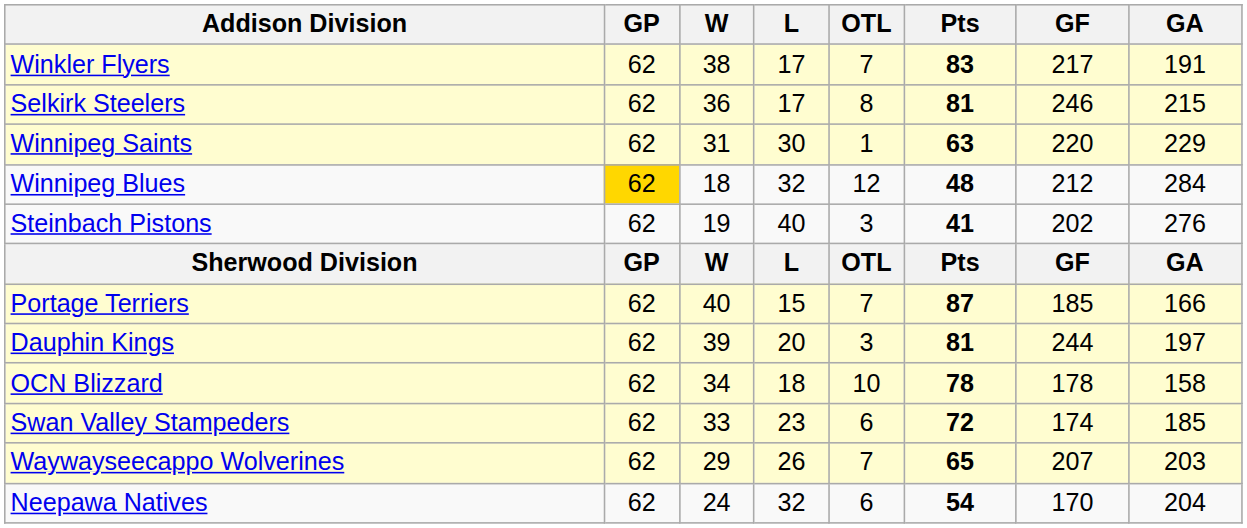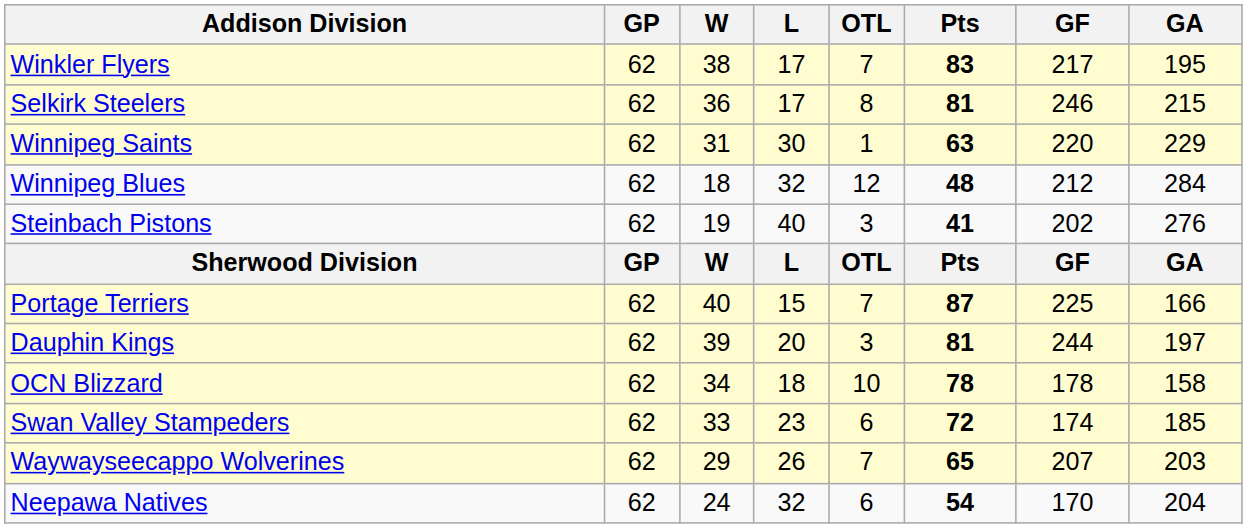(1185, 64) 191 -> (1185, 64) 195
(642, 183) gold background -> (642, 183) no background
(1072, 303) 185 -> (1072, 303) 225
